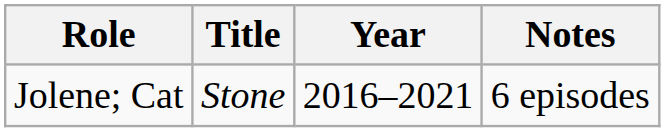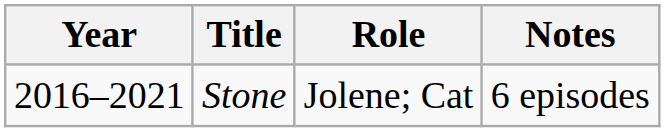columns swapped: (388, 34) <-> (99, 34)
